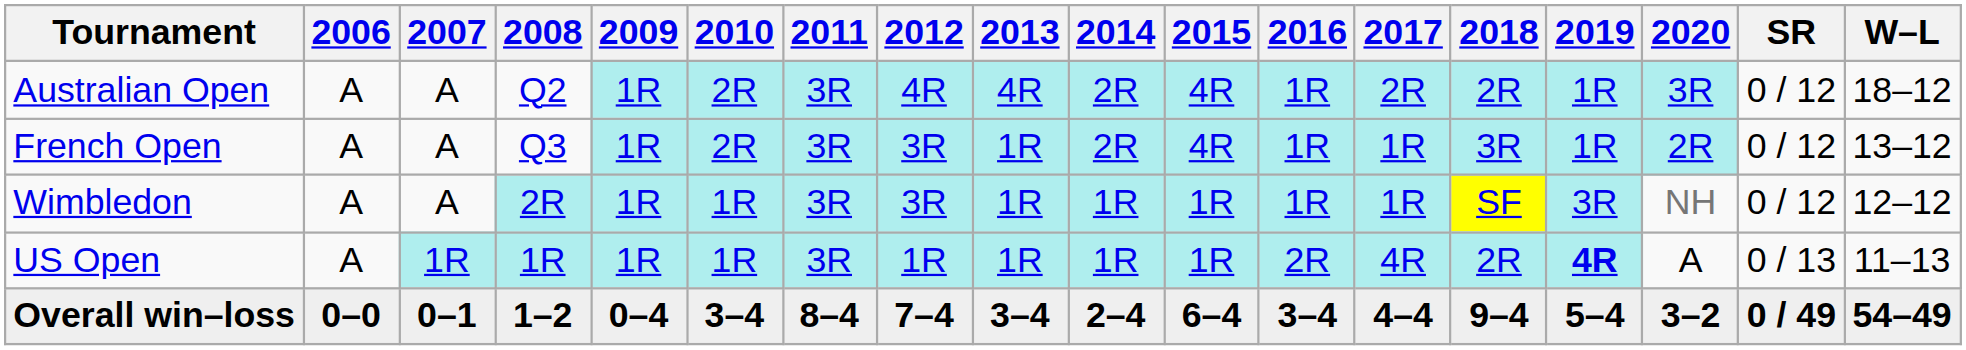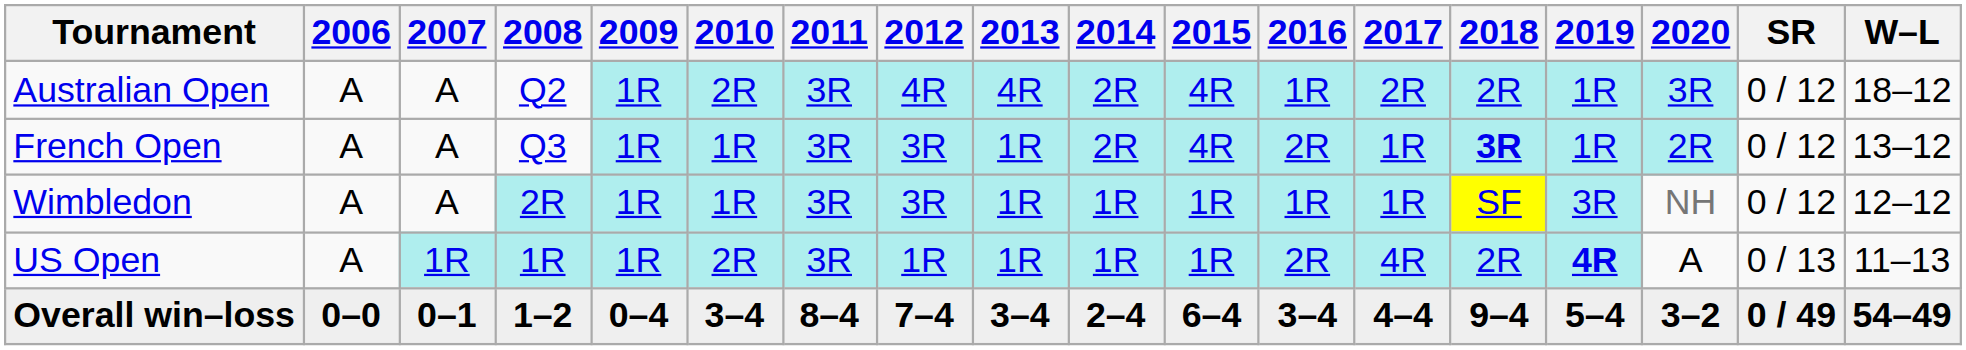(734, 145) 2R -> (734, 145) 1R
(1307, 145) 1R -> (1307, 145) 2R
(1499, 145) normal -> (1499, 145) bold
(734, 259) 1R -> (734, 259) 2R
